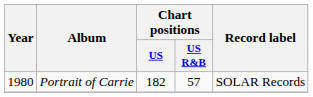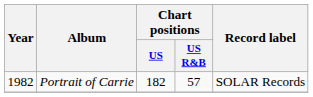(21, 81) 1980 -> (21, 81) 1982
